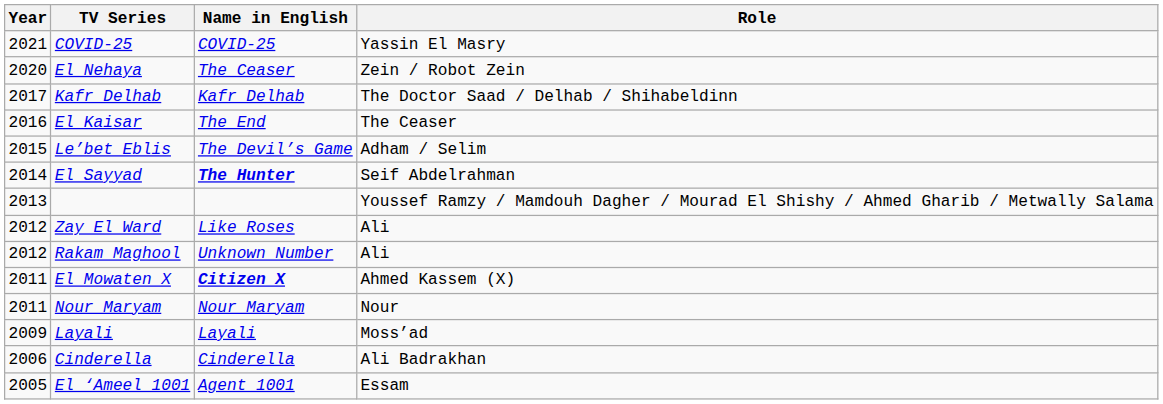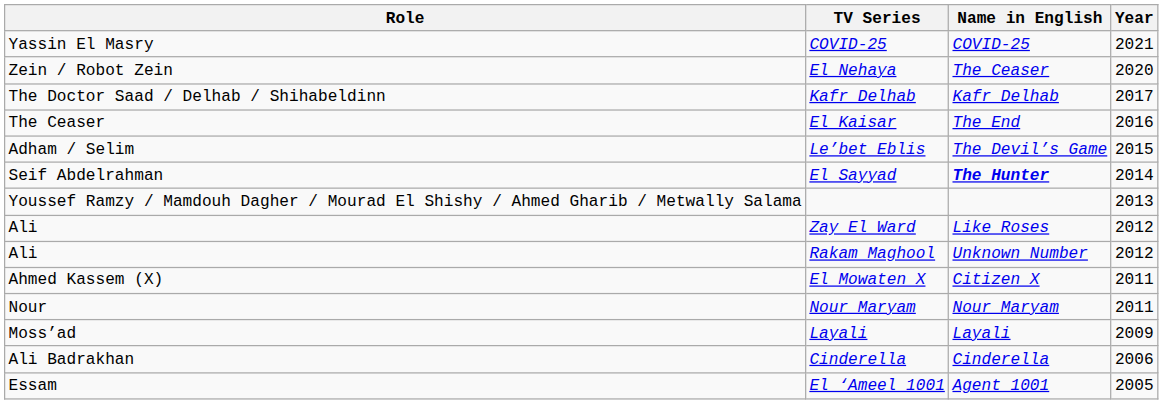columns swapped: (28, 18) <-> (757, 18)
(241, 280) bold -> (996, 280) normal
